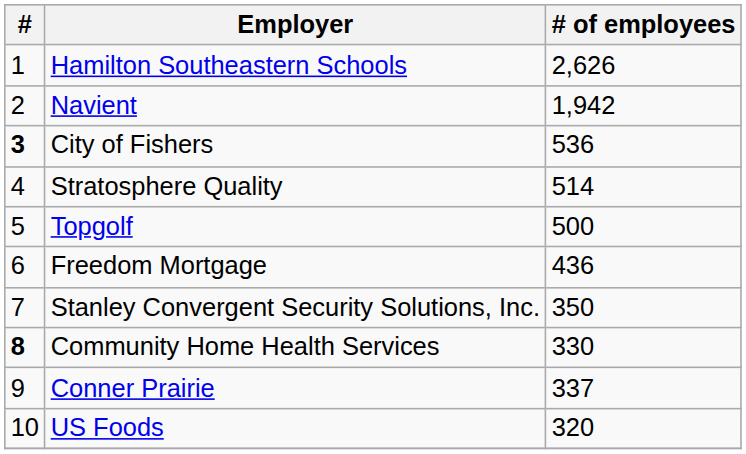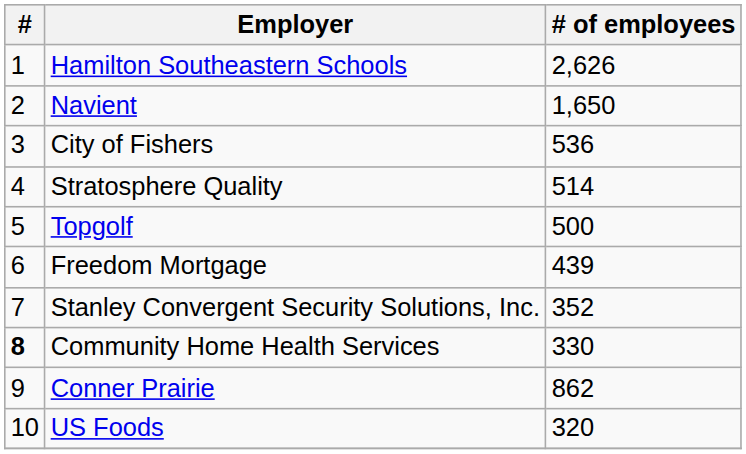(584, 105) 1,942 -> (584, 105) 1,650
(18, 145) bold -> (18, 145) normal
(573, 266) 436 -> (573, 266) 439
(573, 307) 350 -> (573, 307) 352
(573, 387) 337 -> (573, 387) 862
